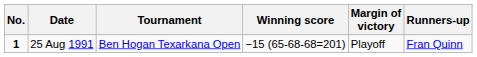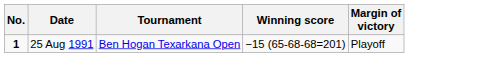- column: (438, 20)
